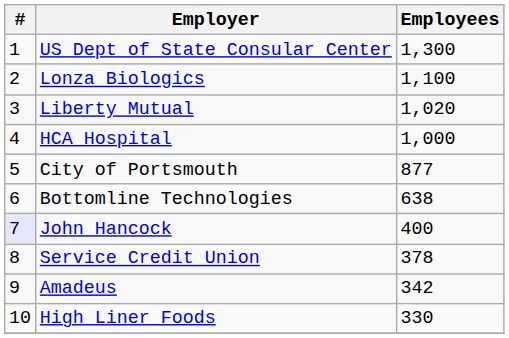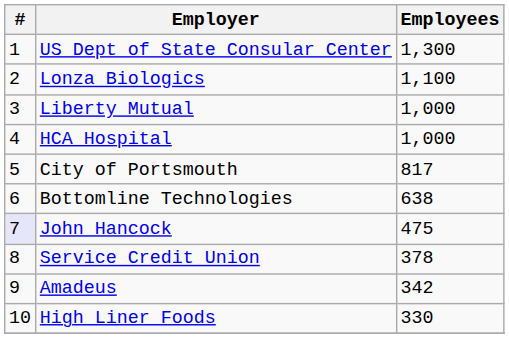(428, 109) 1,020 -> (428, 109) 1,000
(417, 169) 877 -> (417, 169) 817
(417, 229) 400 -> (417, 229) 475
